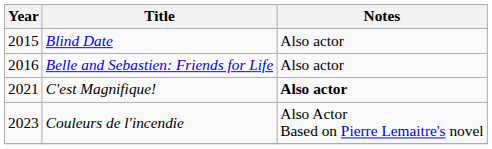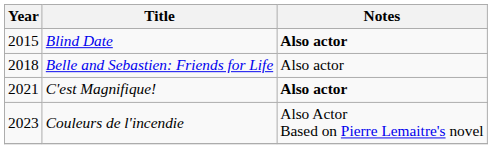(312, 41) normal -> (314, 41) bold
(23, 65) 2016 -> (23, 65) 2018
